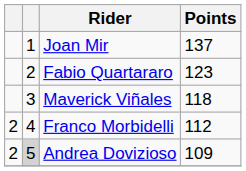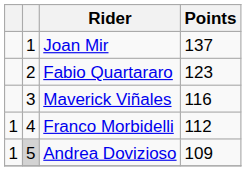(198, 99) 118 -> (198, 99) 116
(13, 126) 2 -> (13, 126) 1
(13, 153) 2 -> (13, 153) 1
